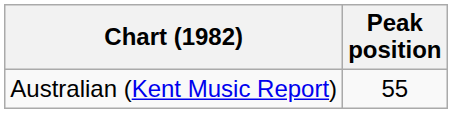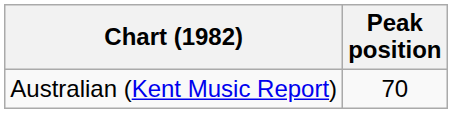(395, 88) 55 -> (395, 88) 70
